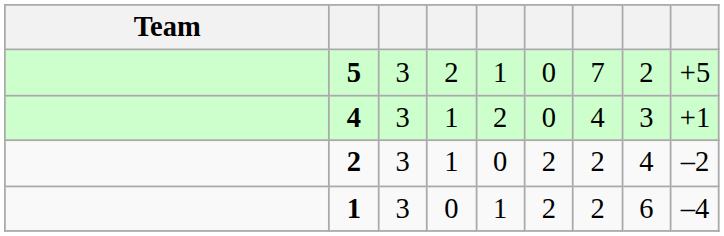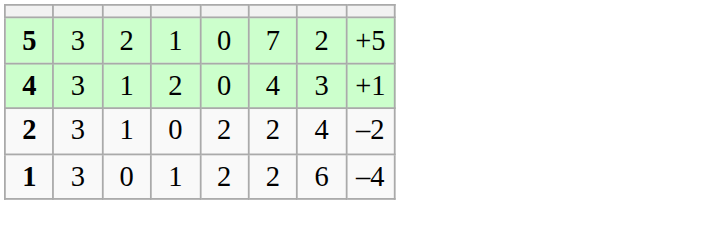- column: (167, 27)
